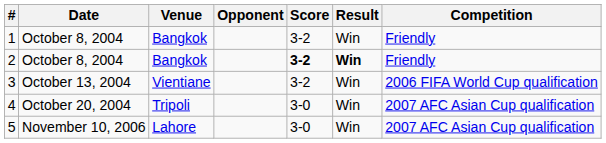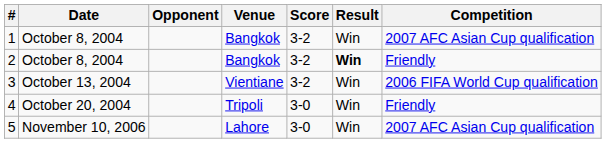columns swapped: (181, 15) <-> (250, 15)
(410, 37) Friendly -> (490, 37) 2007 AFC Asian Cup qualification
(300, 60) bold -> (300, 60) normal
(490, 104) 2007 AFC Asian Cup qualification -> (410, 104) Friendly
